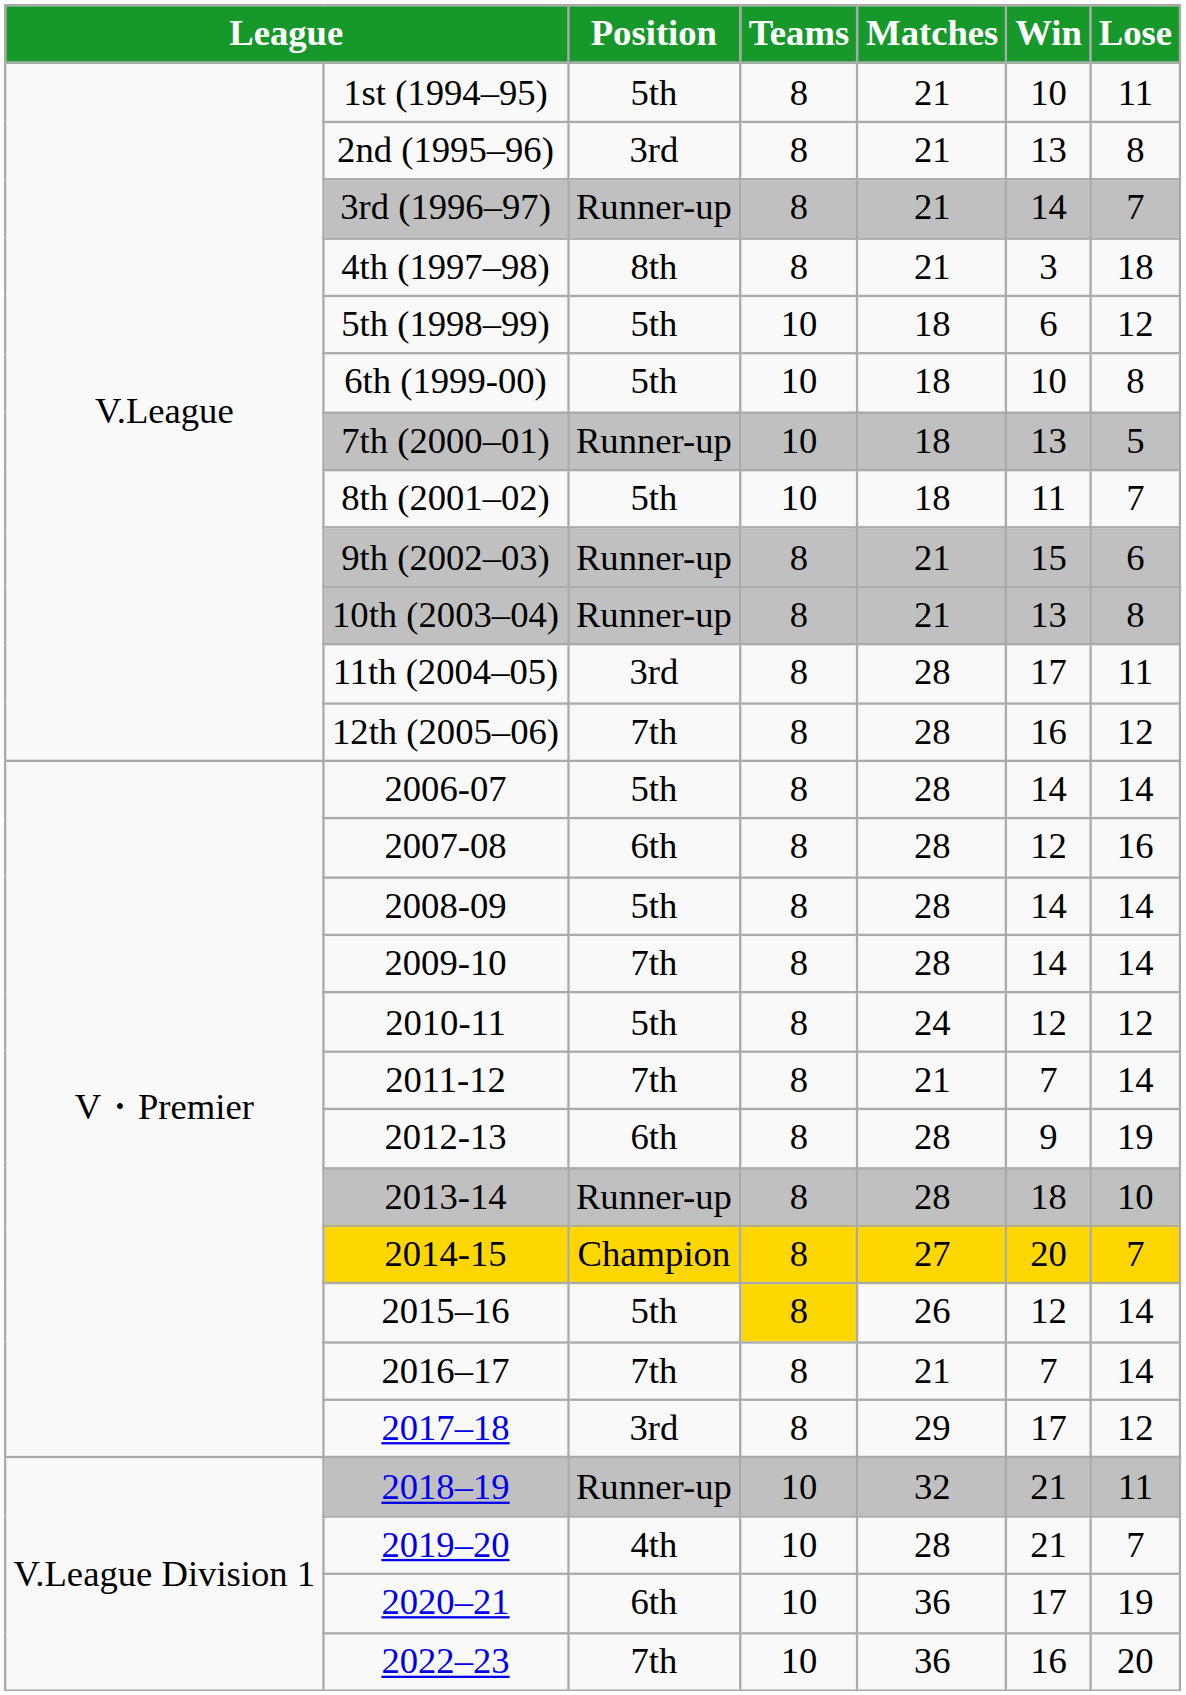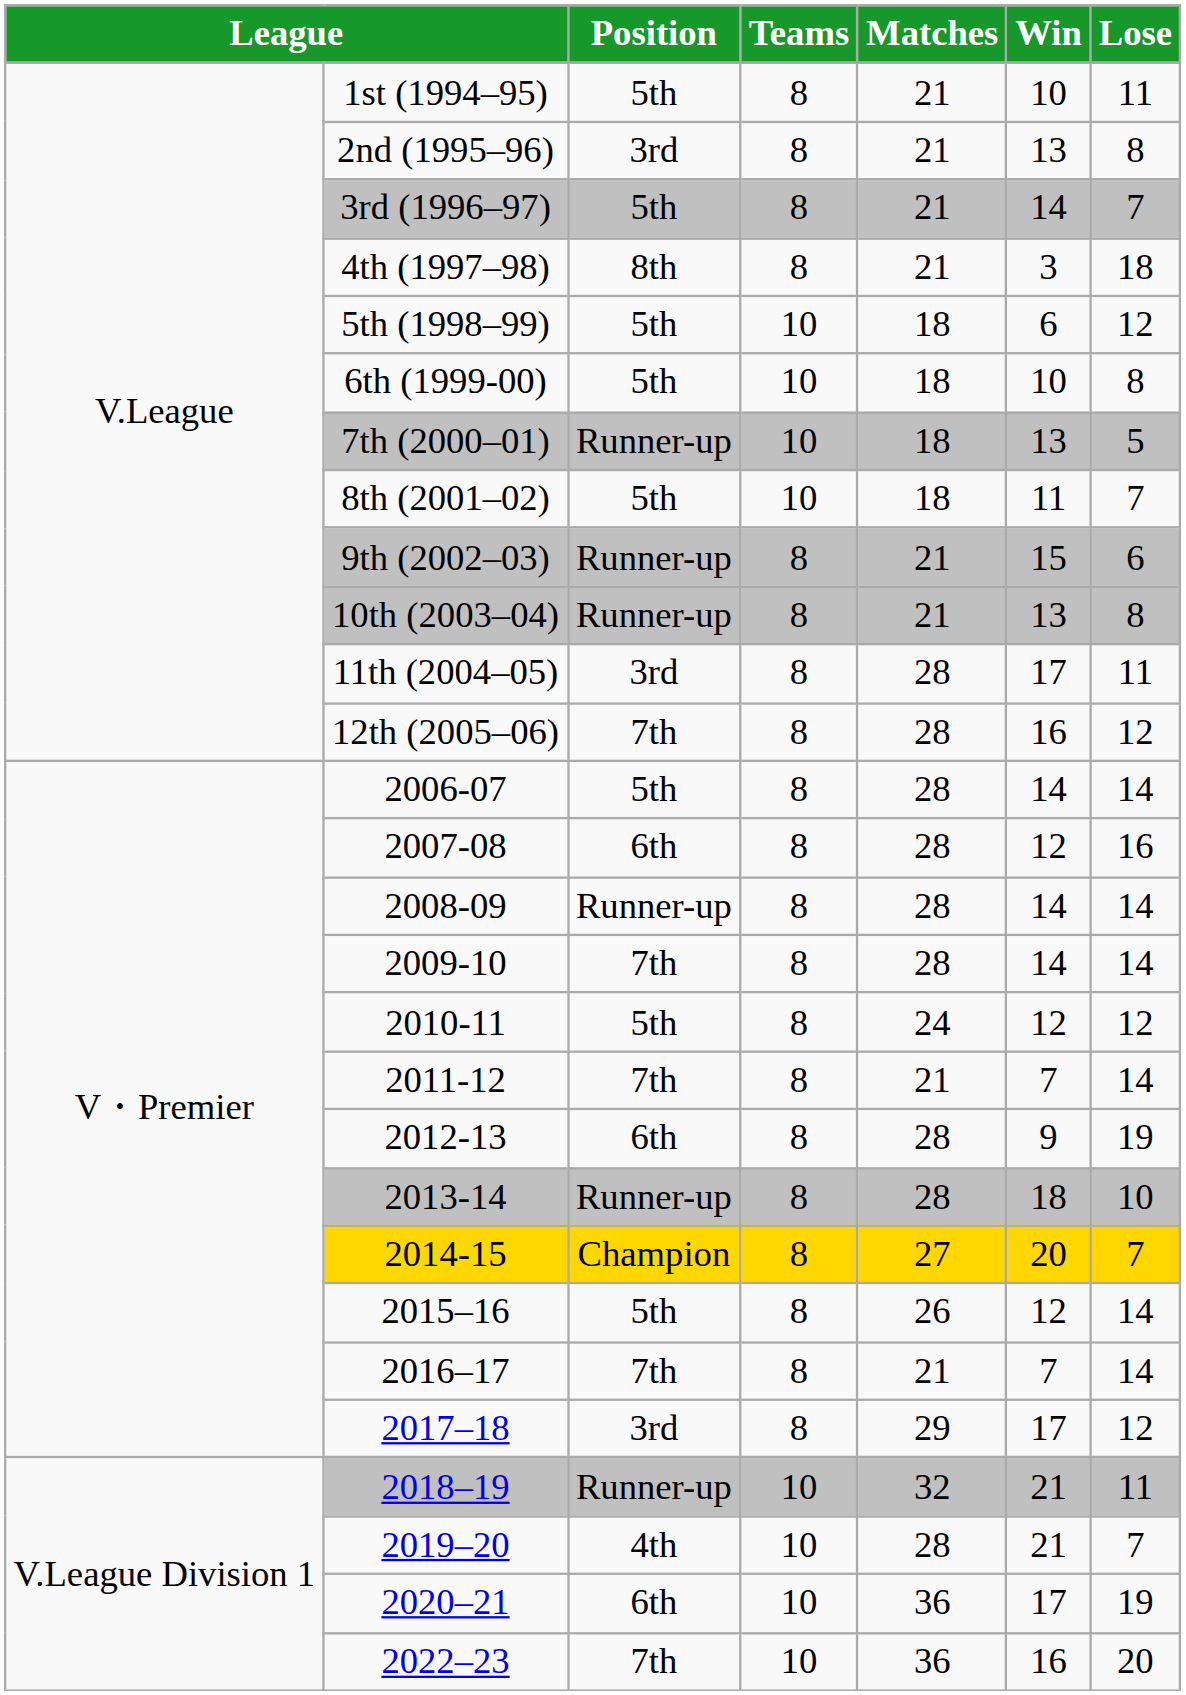(654, 207) Runner-up -> (654, 207) 5th
(654, 905) 5th -> (654, 905) Runner-up
(799, 1311) gold background -> (799, 1311) no background
